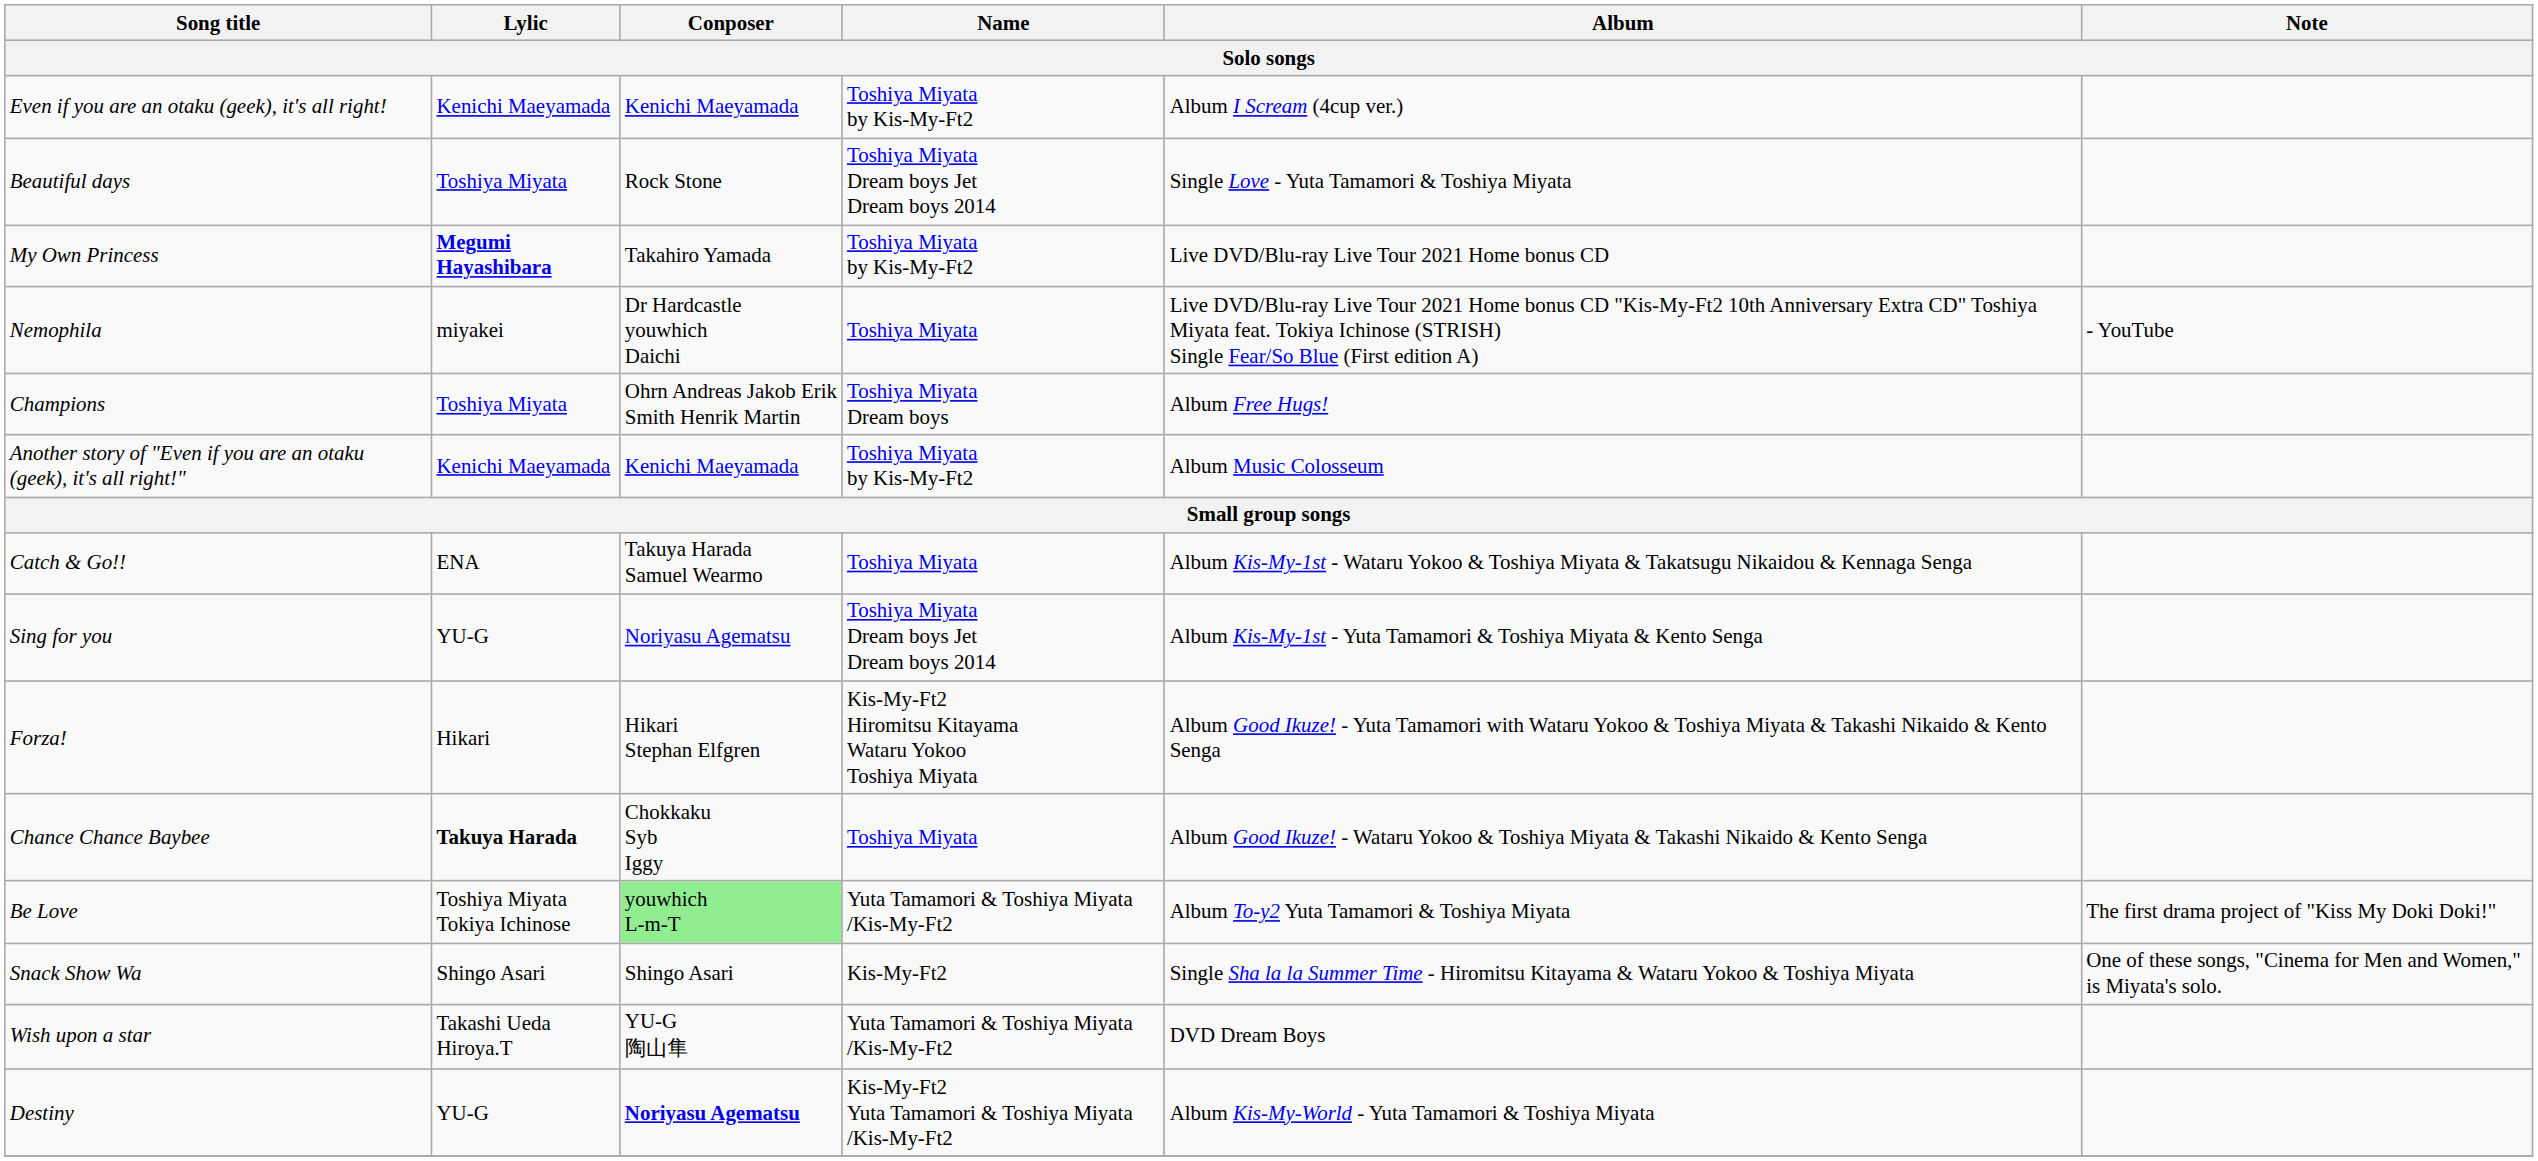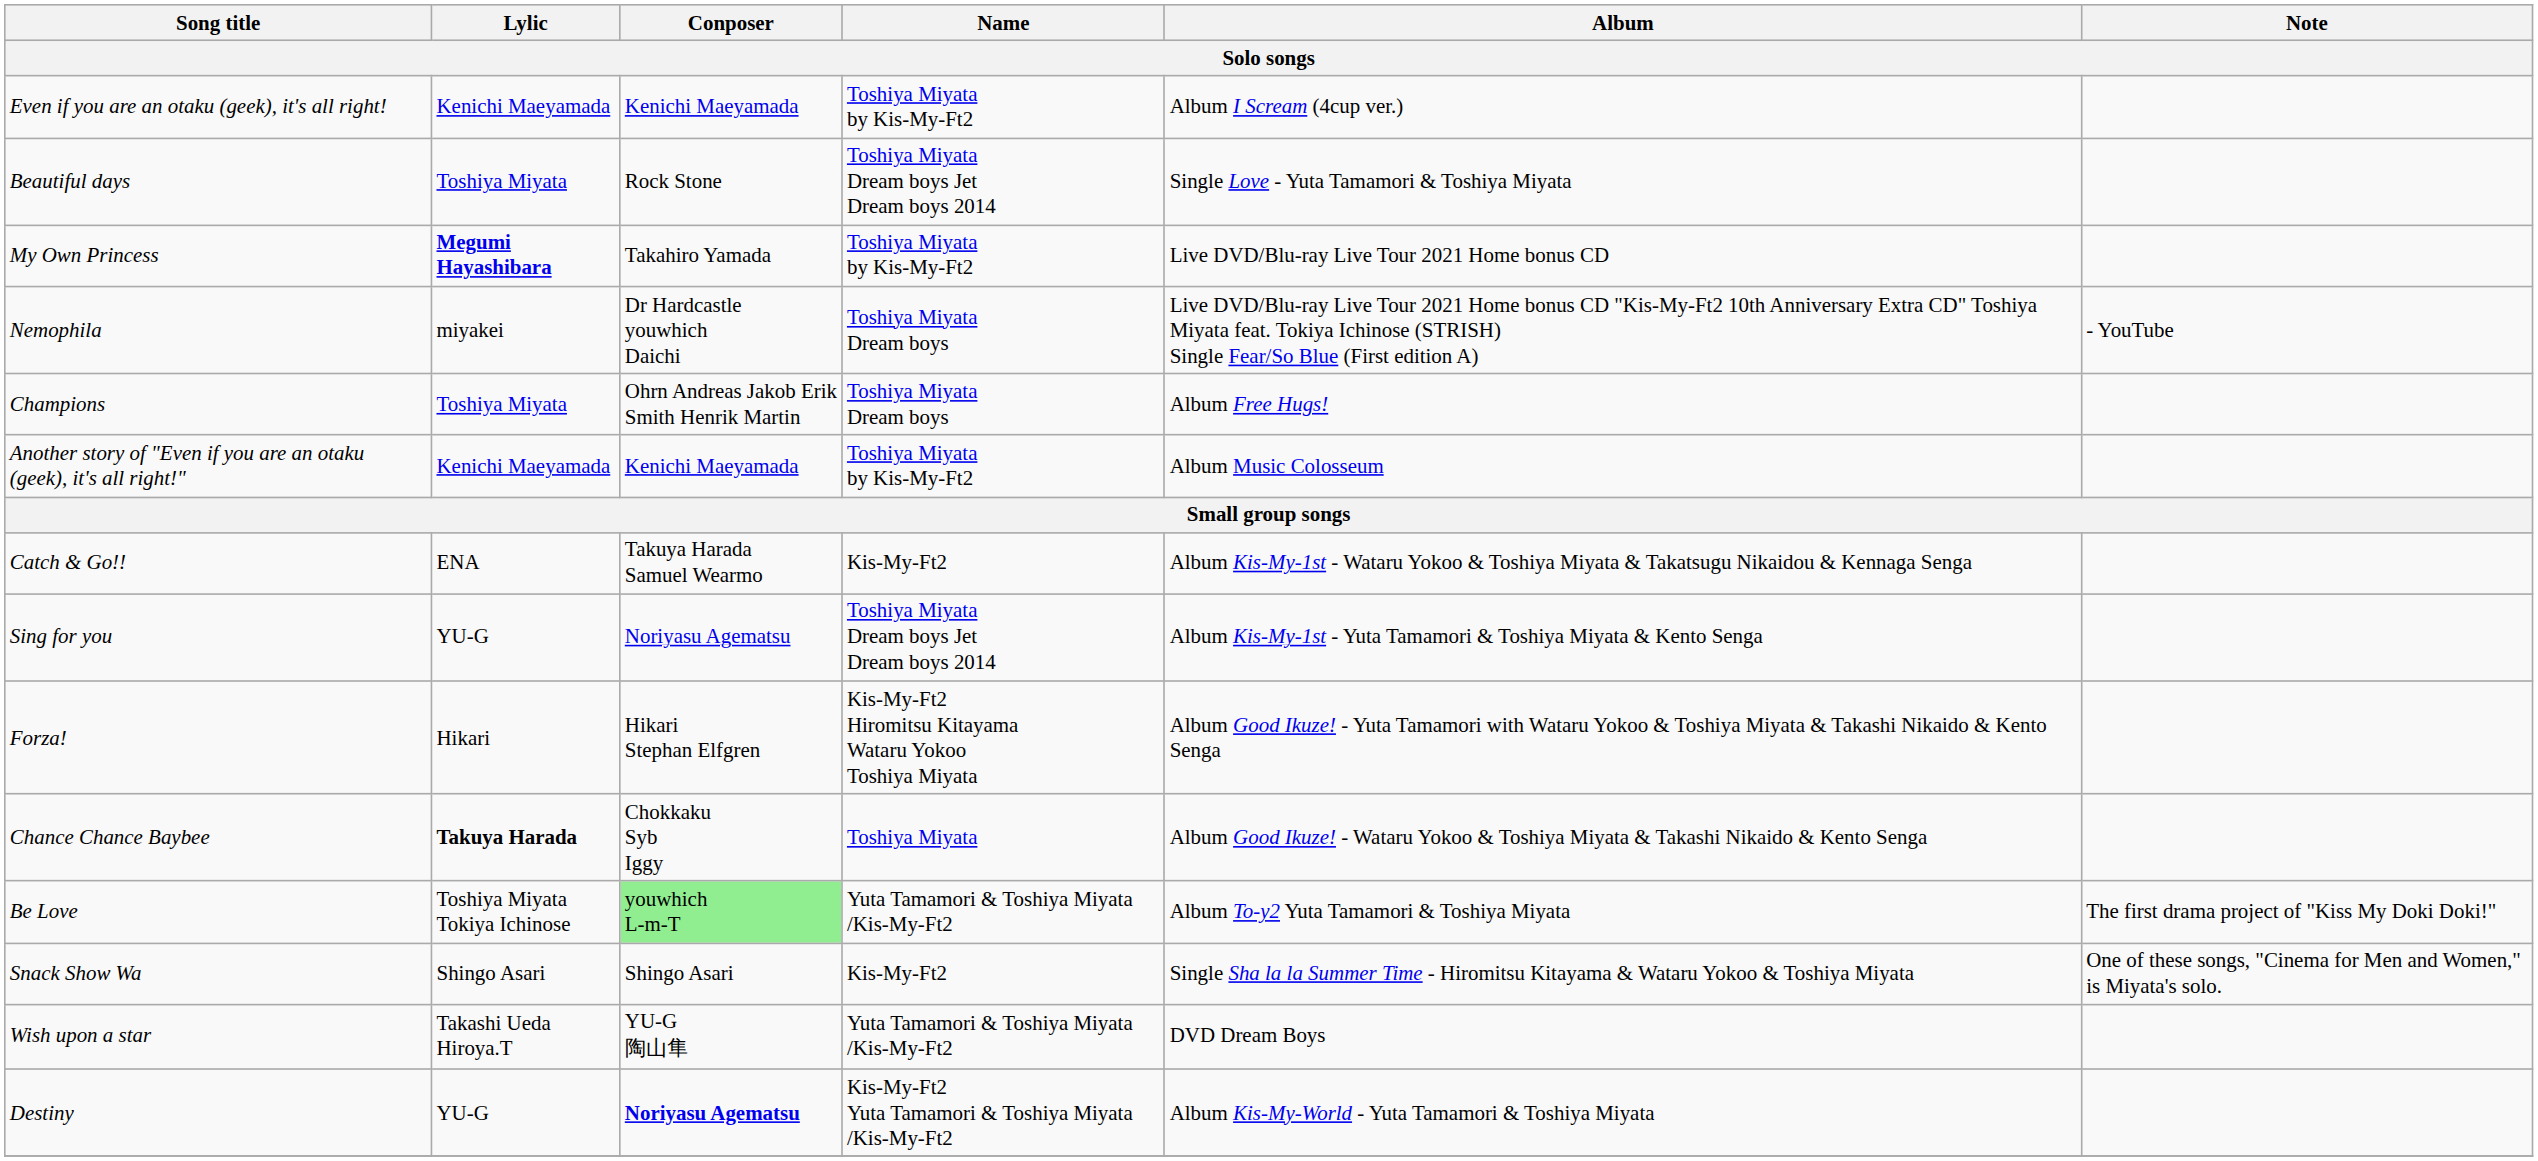(912, 329) Toshiya Miyata -> (912, 329) Toshiya Miyata Dream boys
(912, 562) Toshiya Miyata -> (897, 562) Kis-My-Ft2
